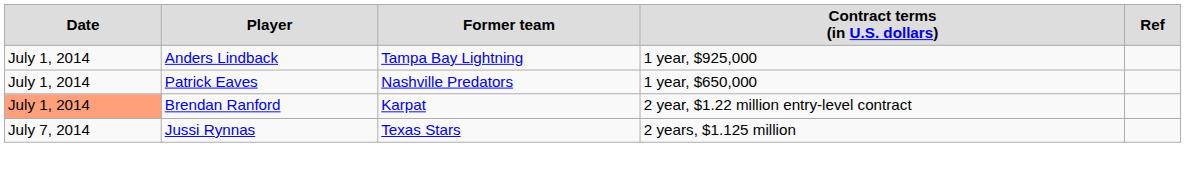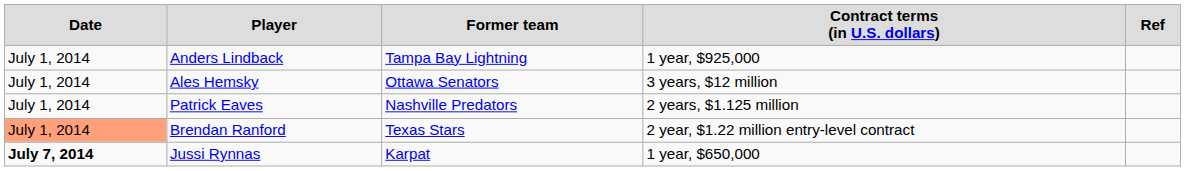+ row: (214, 81)
(700, 81) 1 year, $650,000 -> (723, 105) 2 years, $1.125 million
(404, 105) Karpat -> (425, 130) Texas Stars
(49, 130) normal -> (51, 154) bold
(421, 130) Texas Stars -> (408, 154) Karpat
(720, 130) 2 years, $1.125 million -> (703, 154) 1 year, $650,000
